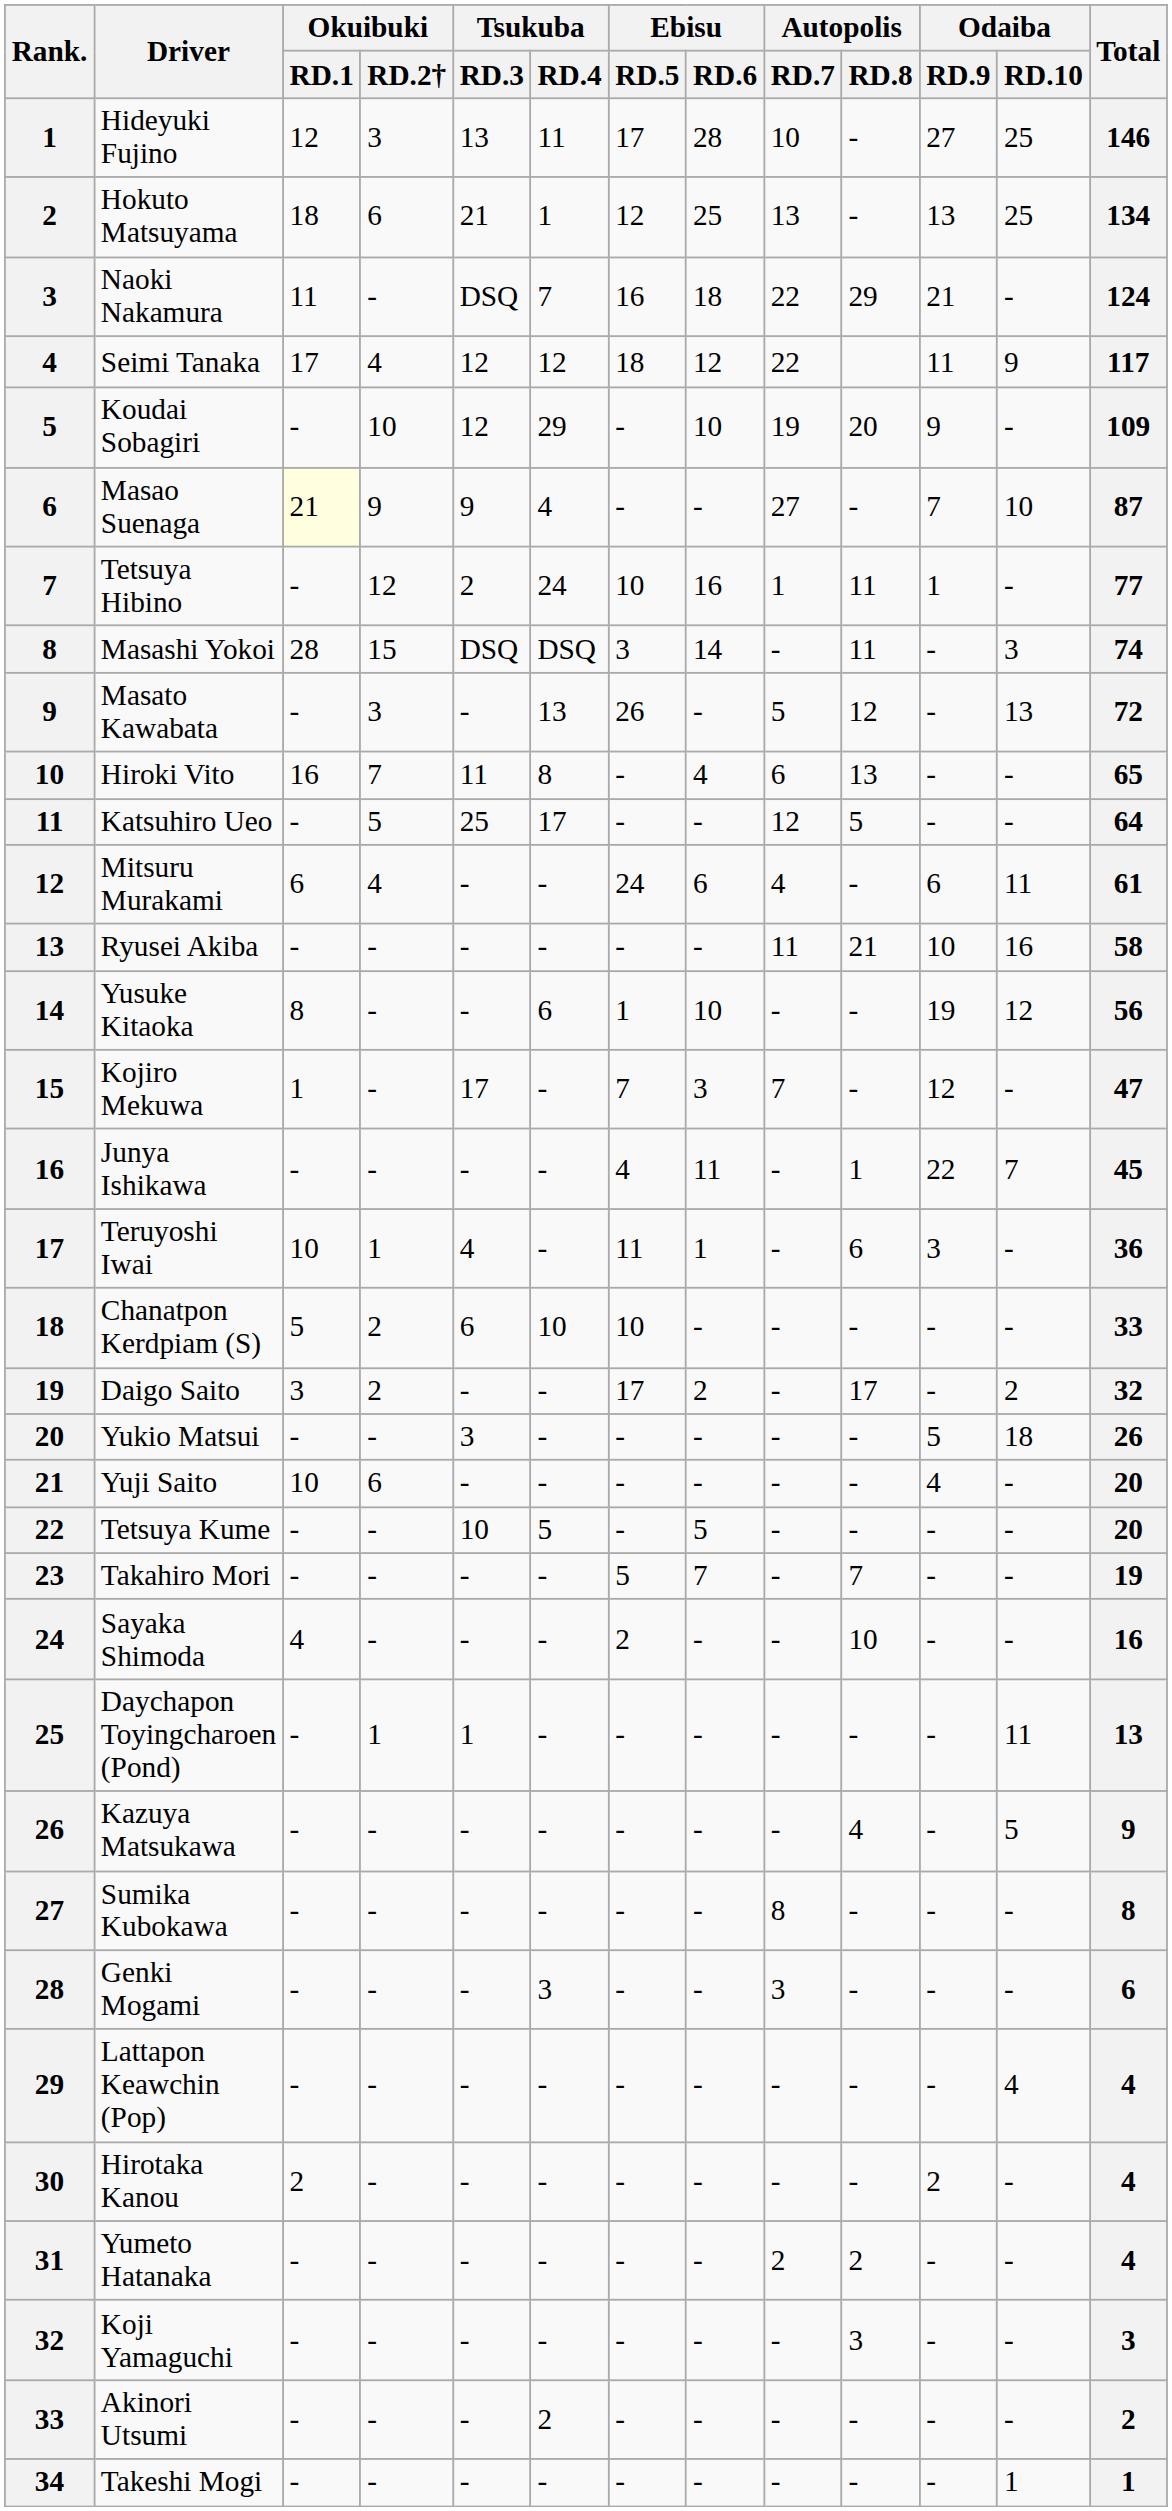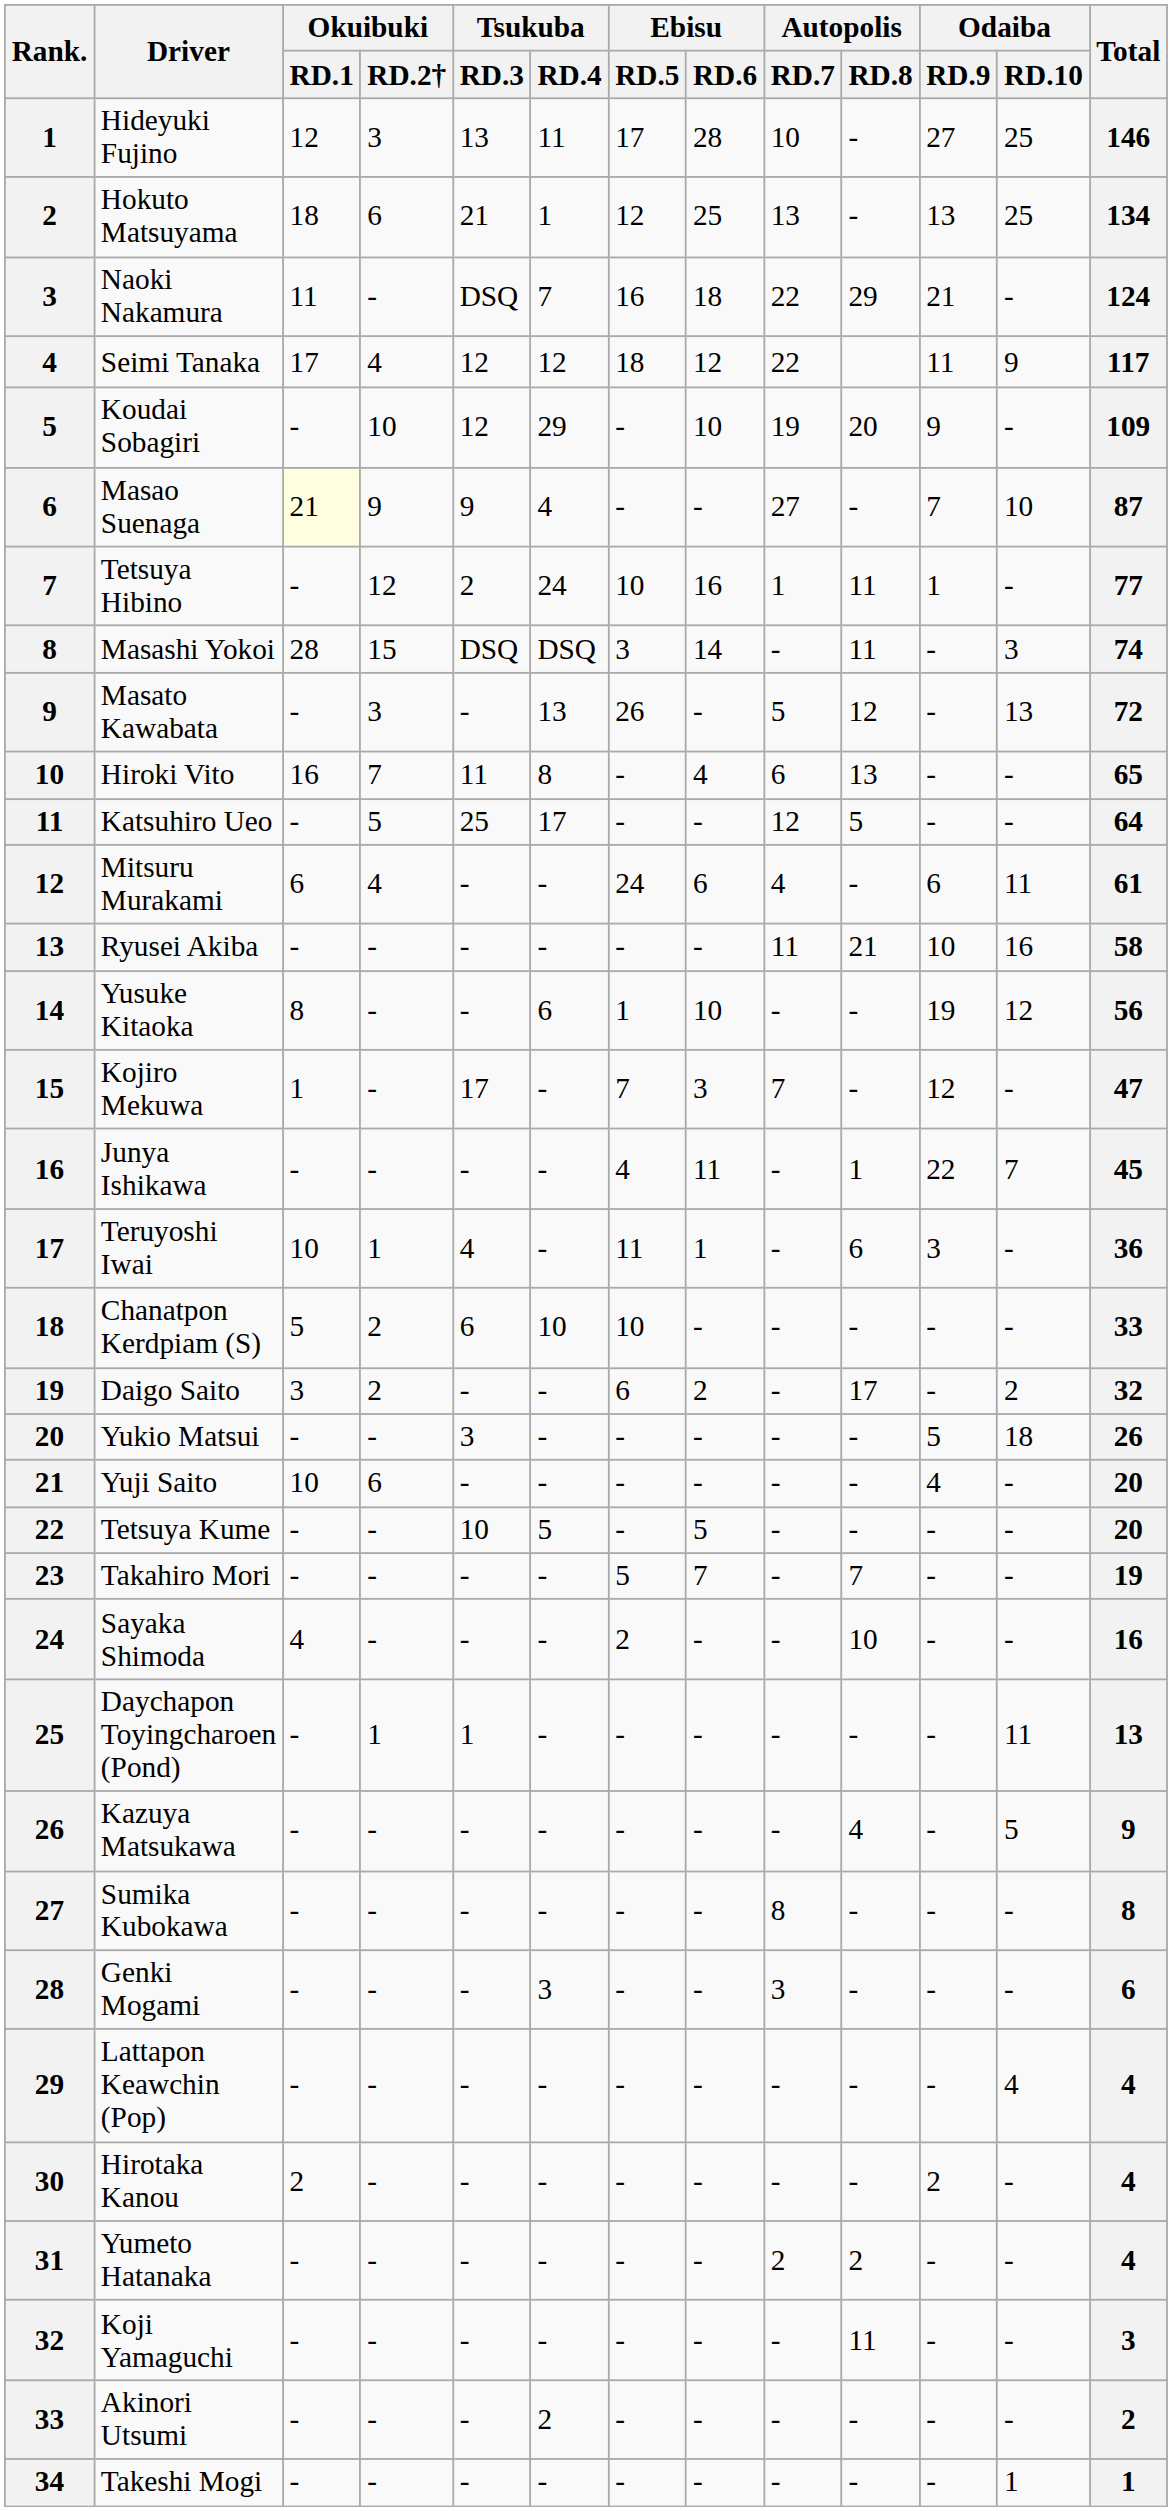(630, 1390) 17 -> (622, 1390) 6
(856, 2339) 3 -> (862, 2339) 11
